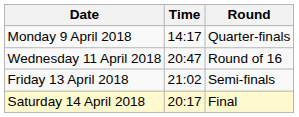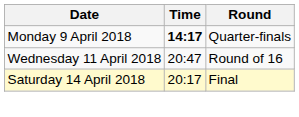(185, 36) normal -> (185, 36) bold
- row: (68, 79)
